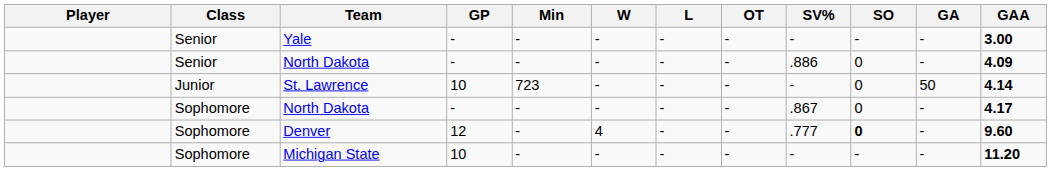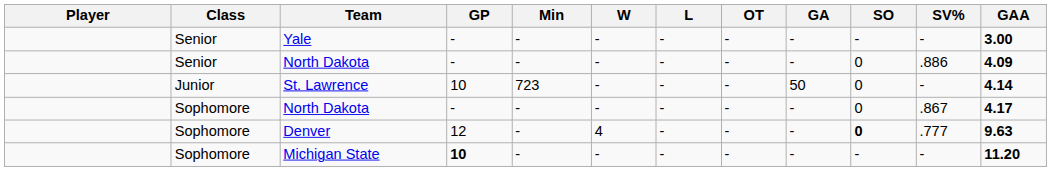columns swapped: (949, 16) <-> (819, 16)
(999, 131) 9.60 -> (999, 131) 9.63
(458, 154) normal -> (458, 154) bold
